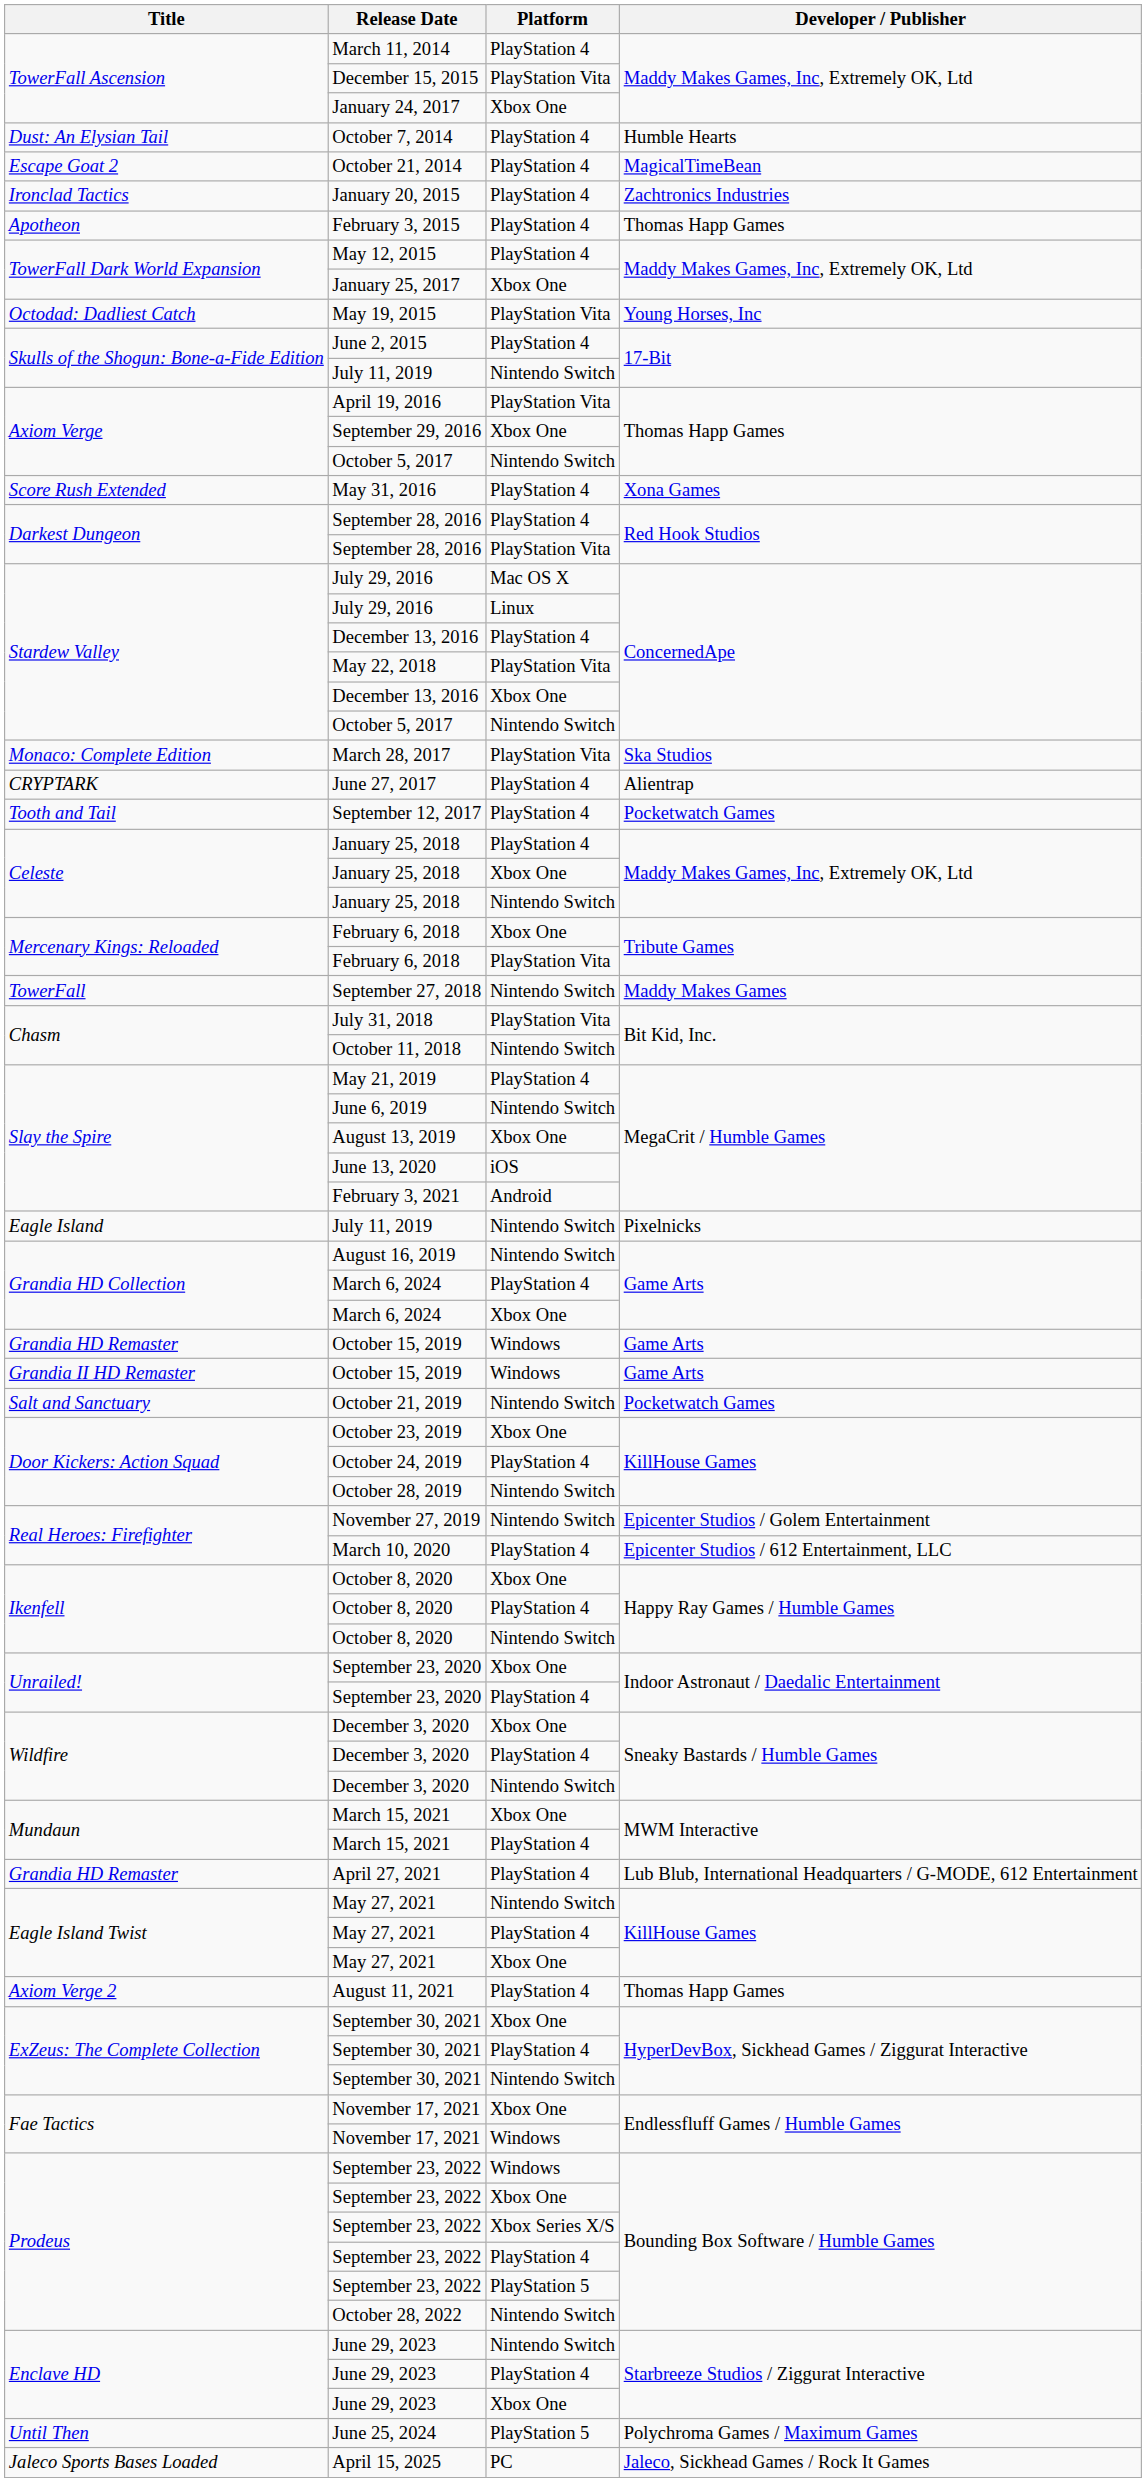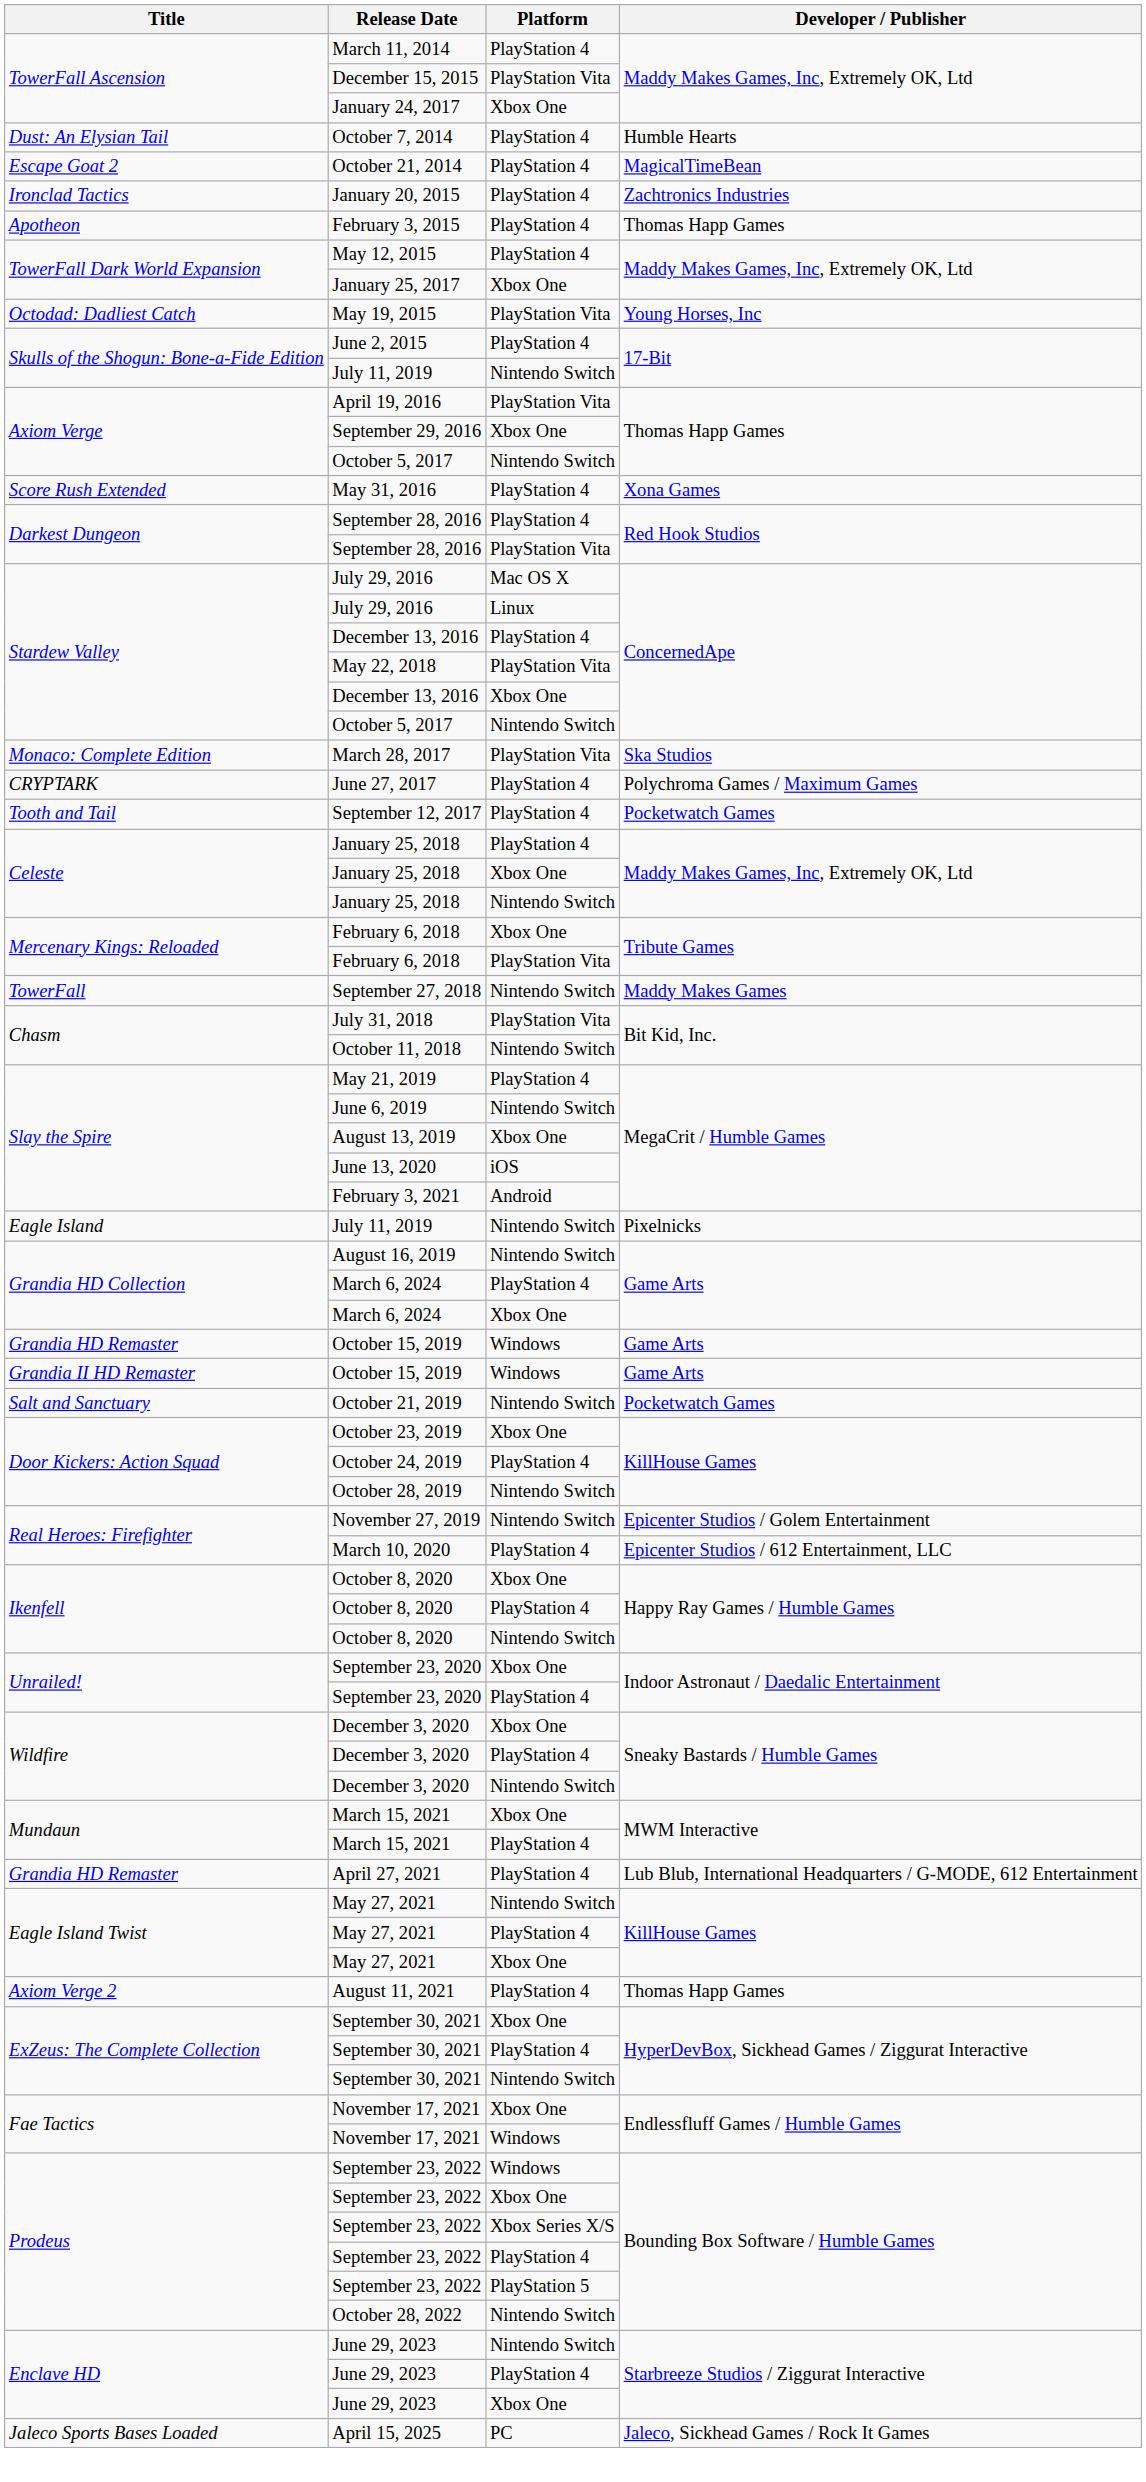(659, 784) Alientrap -> (771, 784) Polychroma Games / Maximum Games
- row: (384, 2432)
